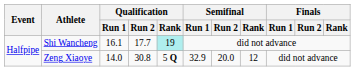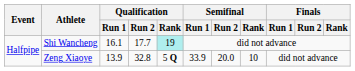(114, 58) 14.0 -> (114, 58) 13.9
(143, 58) 30.8 -> (143, 58) 32.8
(197, 58) 32.9 -> (197, 58) 33.9
(253, 58) 12 -> (253, 58) 10
